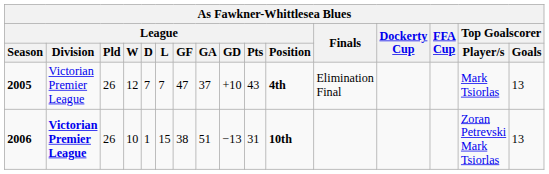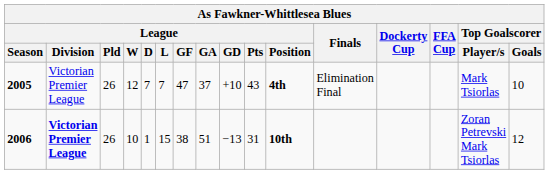(518, 85) 13 -> (518, 85) 10
(518, 139) 13 -> (518, 139) 12
